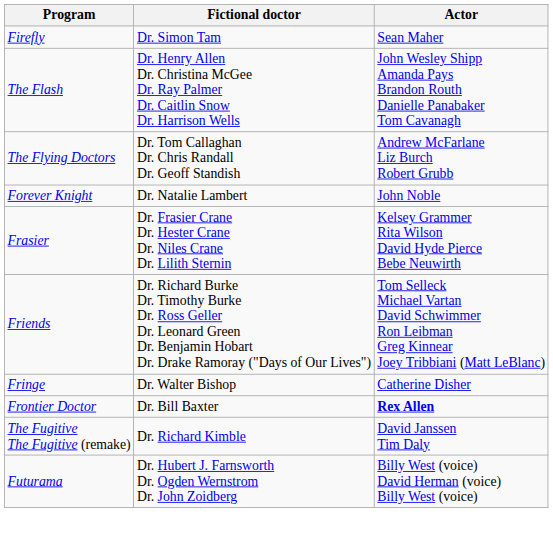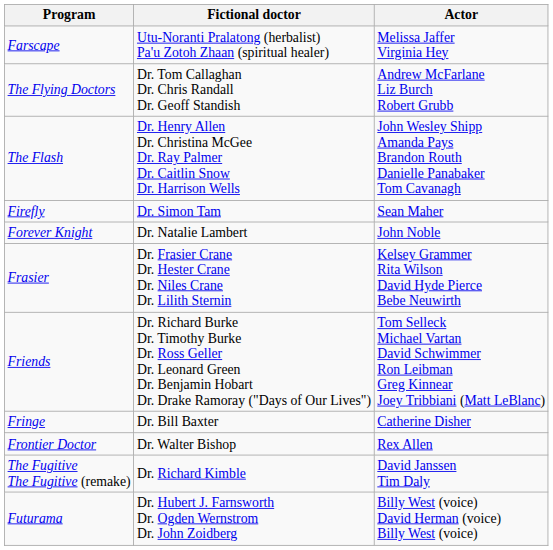+ row: (34, 44)
rows swapped: (26, 37) <-> (61, 158)
(187, 384) Dr. Walter Bishop -> (178, 422) Dr. Bill Baxter
(178, 406) Dr. Bill Baxter -> (187, 444) Dr. Walter Bishop
(406, 406) bold -> (405, 444) normal
